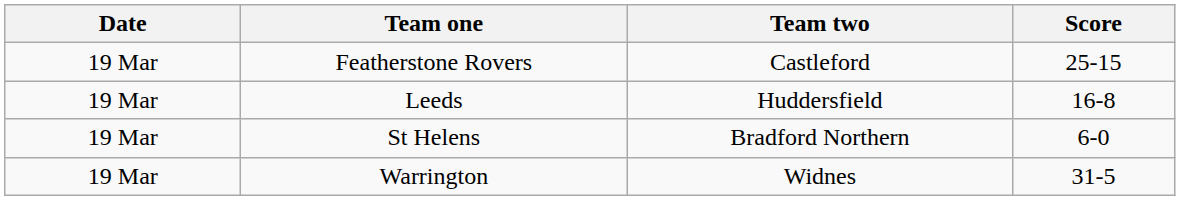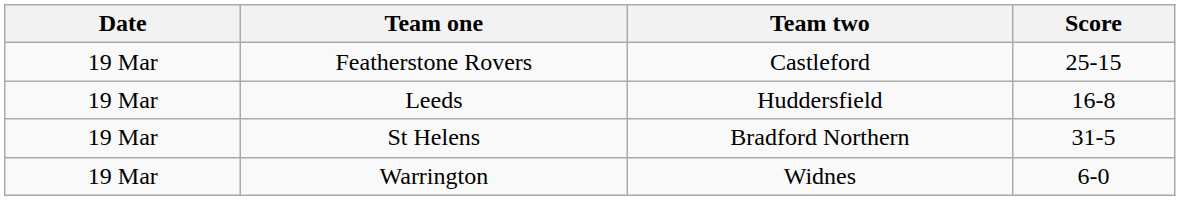(1093, 137) 6-0 -> (1093, 137) 31-5
(1093, 175) 31-5 -> (1093, 175) 6-0
